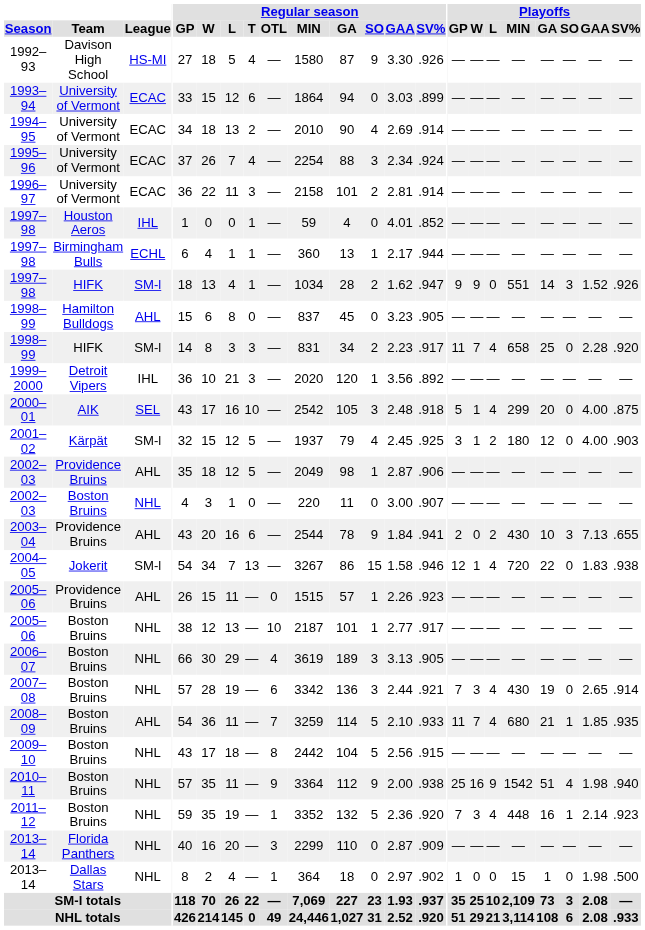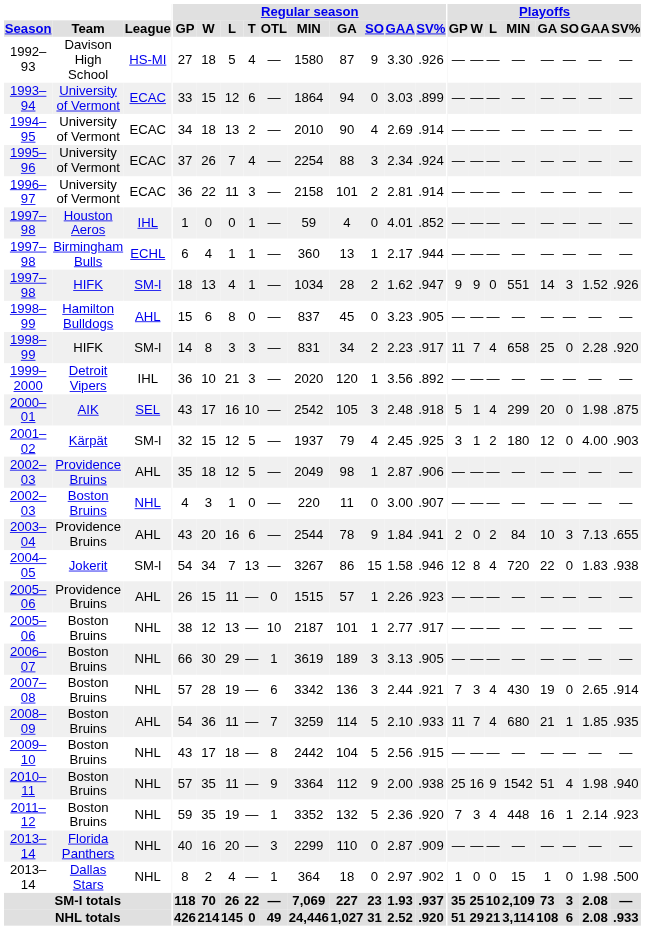(595, 409) 4.00 -> (595, 409) 1.98
(518, 534) 430 -> (518, 534) 84
(477, 565) 1 -> (477, 565) 8
(274, 659) 4 -> (274, 659) 1
